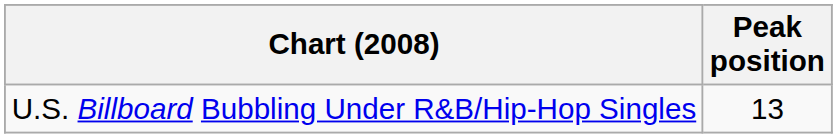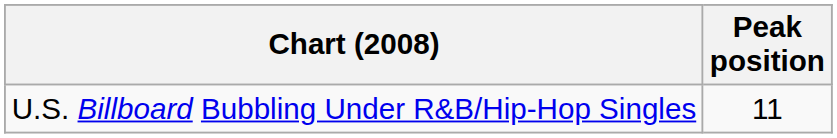(767, 108) 13 -> (767, 108) 11
